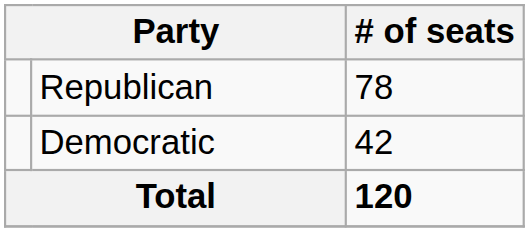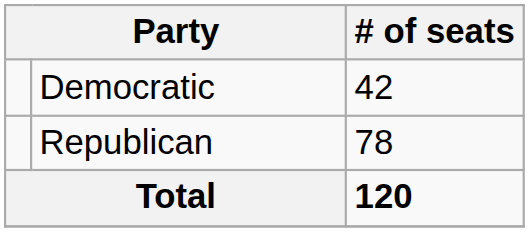rows swapped: (126, 87) <-> (127, 142)
